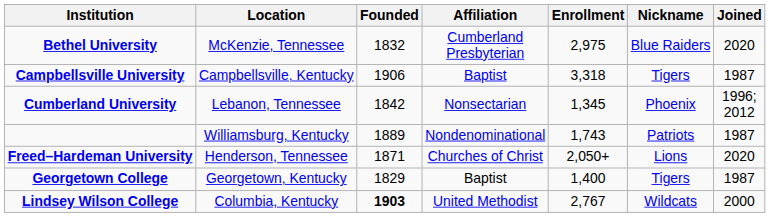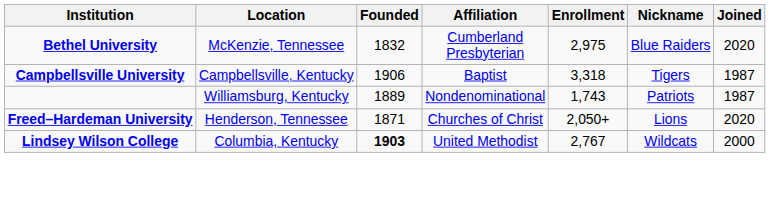- row: (100, 105)
- row: (100, 179)
